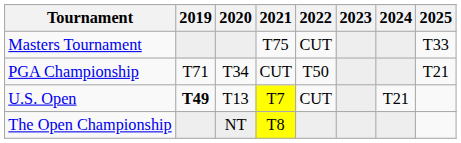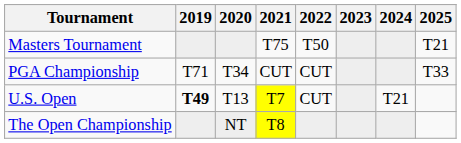(316, 44) CUT -> (316, 44) T50
(436, 44) T33 -> (436, 44) T21
(316, 71) T50 -> (316, 71) CUT
(436, 71) T21 -> (436, 71) T33
